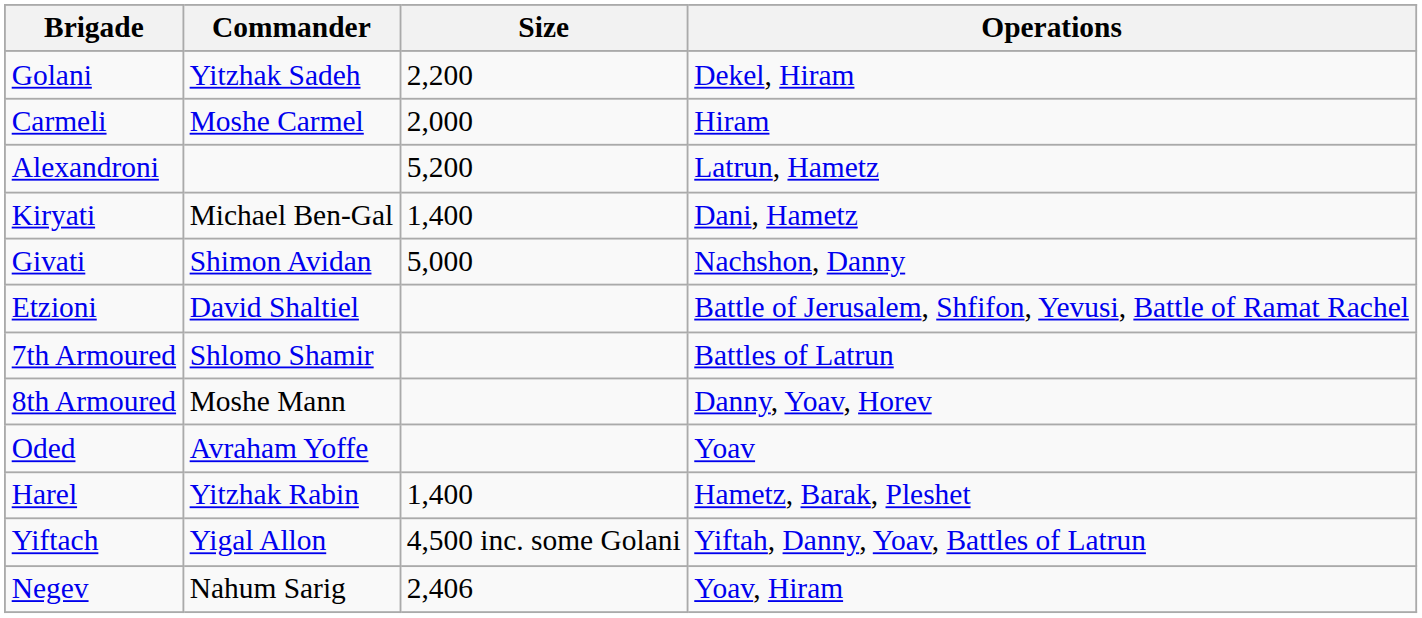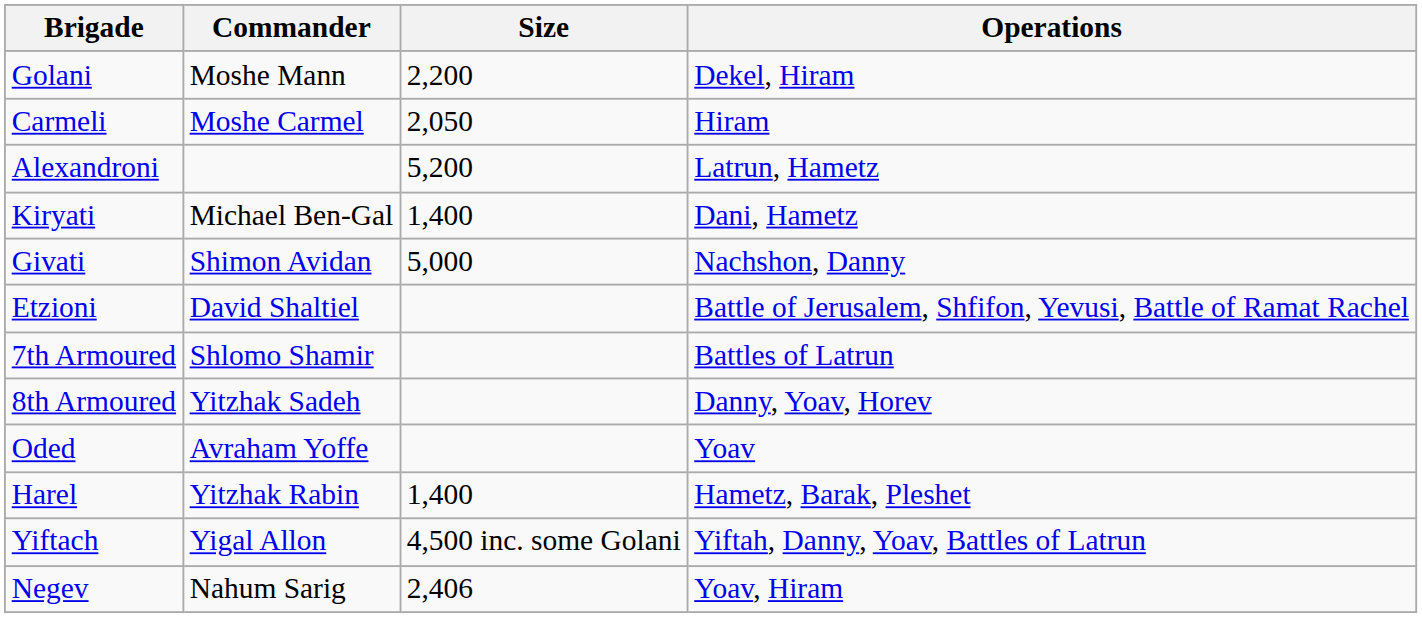(275, 74) Yitzhak Sadeh -> (268, 74) Moshe Mann
(440, 121) 2,000 -> (440, 121) 2,050
(268, 401) Moshe Mann -> (275, 401) Yitzhak Sadeh
